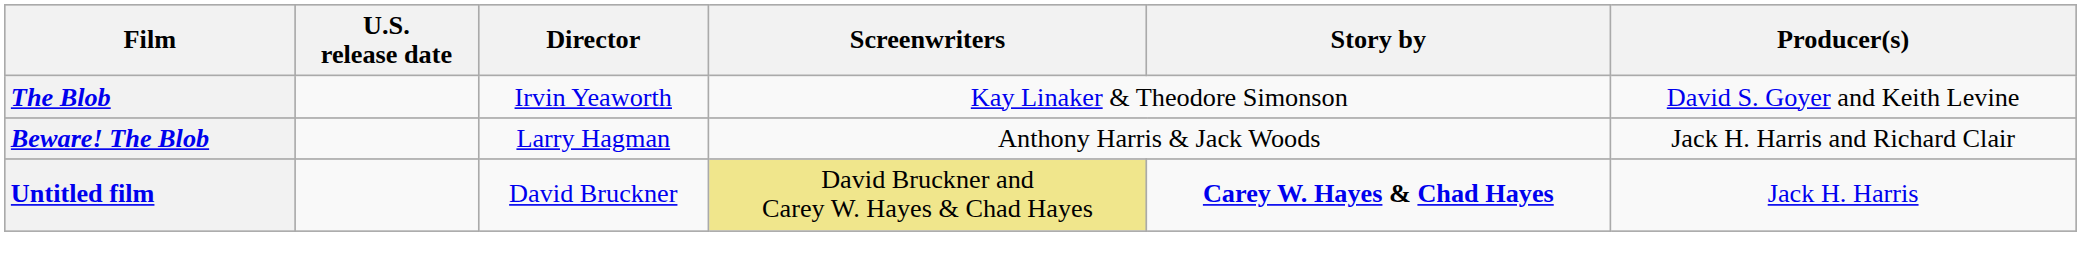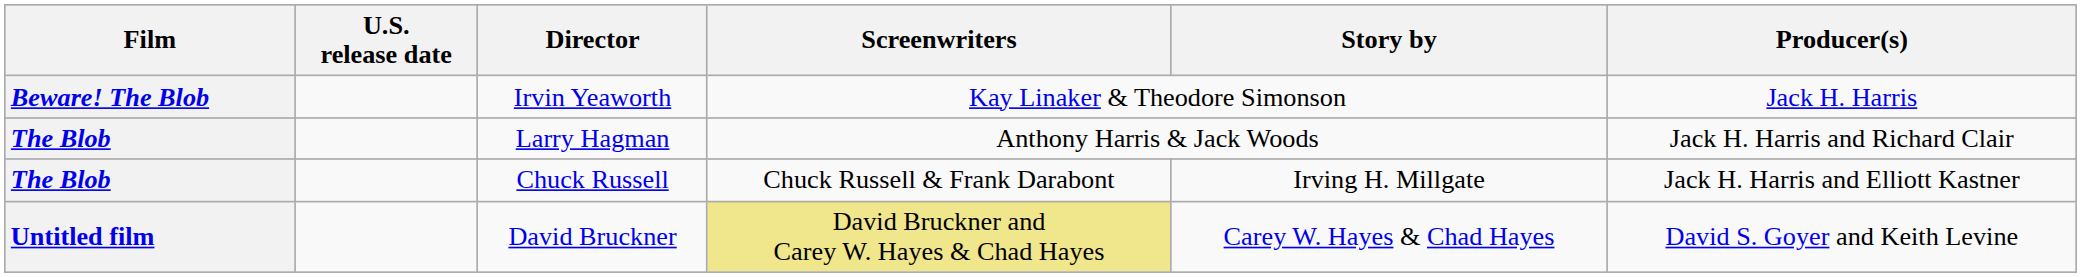(61, 96) The Blob -> (110, 96) Beware! The Blob
(1843, 96) David S. Goyer and Keith Levine -> (1842, 96) Jack H. Harris
(110, 138) Beware! The Blob -> (61, 138) The Blob
+ row: (593, 179)
(1378, 194) bold -> (1389, 236) normal
(1843, 194) Jack H. Harris -> (1842, 236) David S. Goyer and Keith Levine
